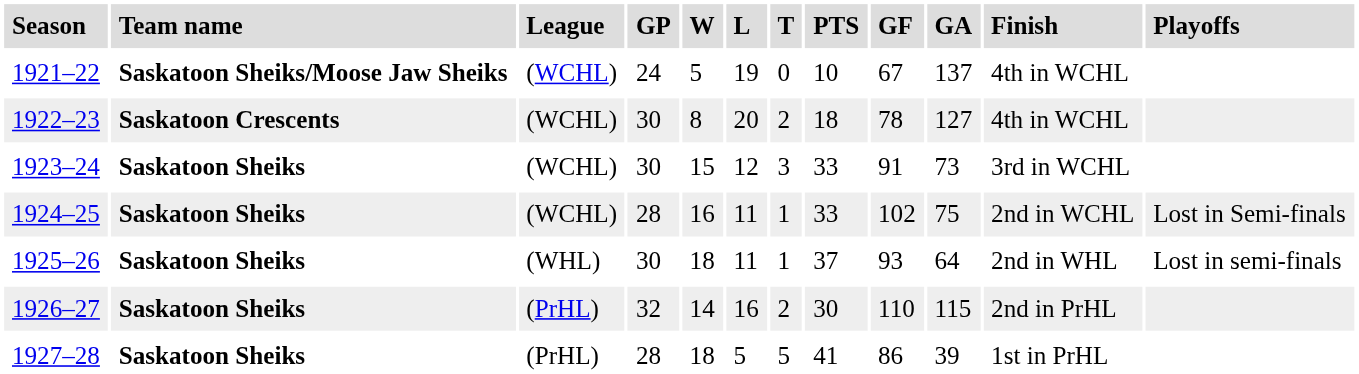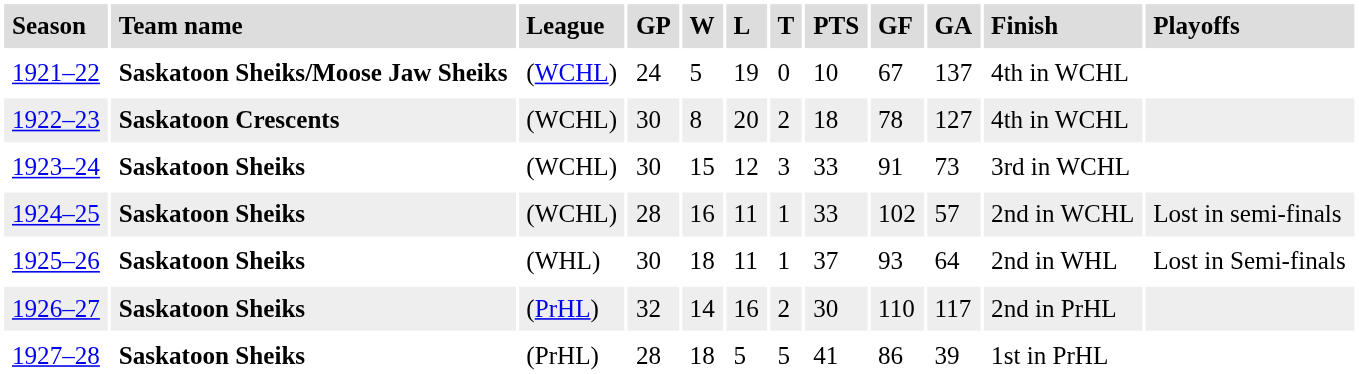(947, 214) 75 -> (947, 214) 57
(1249, 214) Lost in Semi-finals -> (1247, 214) Lost in semi-finals
(1247, 261) Lost in semi-finals -> (1249, 261) Lost in Semi-finals
(953, 308) 115 -> (953, 308) 117
